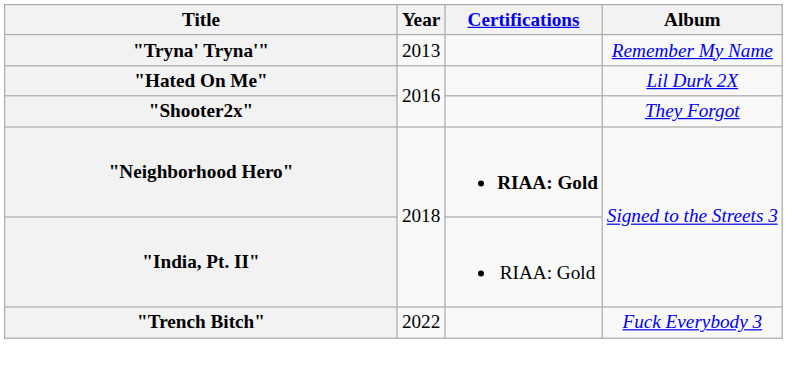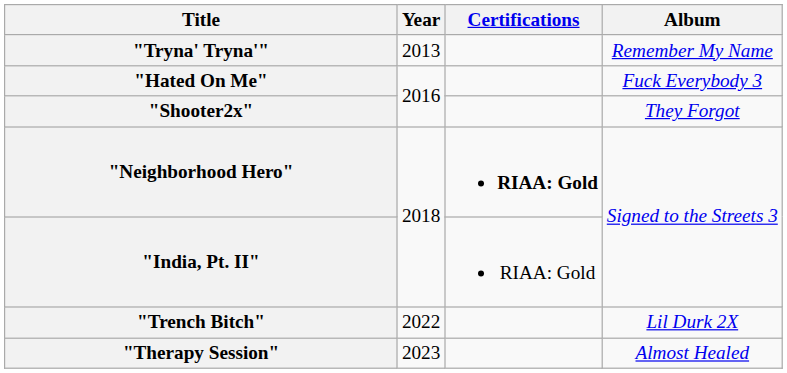(692, 80) Lil Durk 2X -> (692, 80) Fuck Everybody 3
(692, 322) Fuck Everybody 3 -> (692, 322) Lil Durk 2X
+ row: (201, 352)
